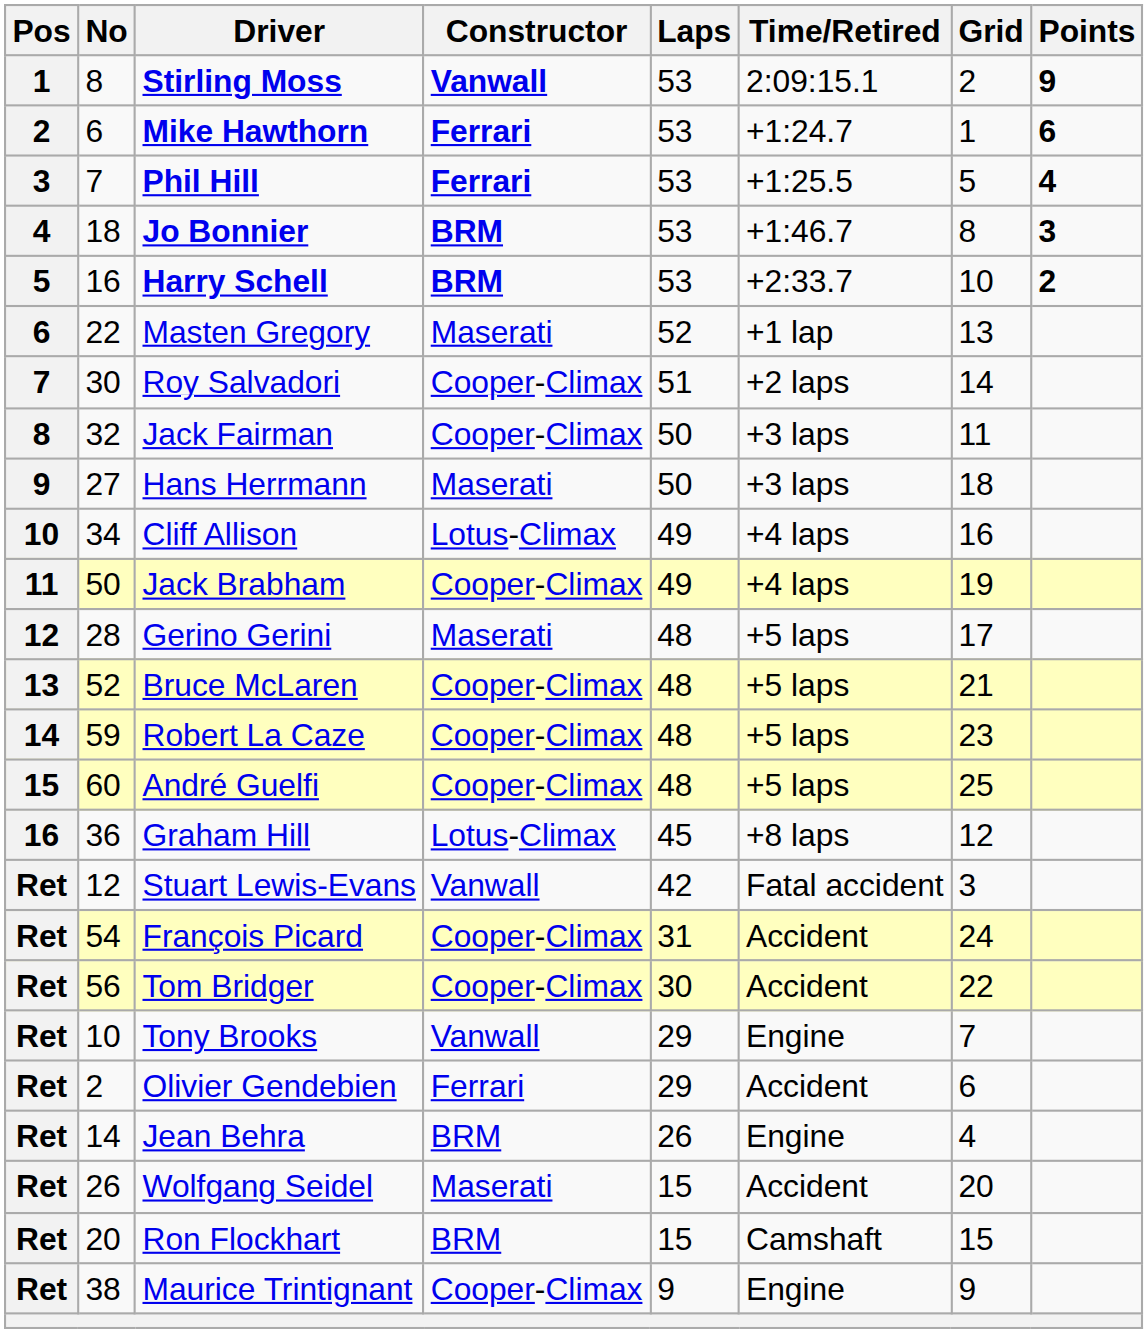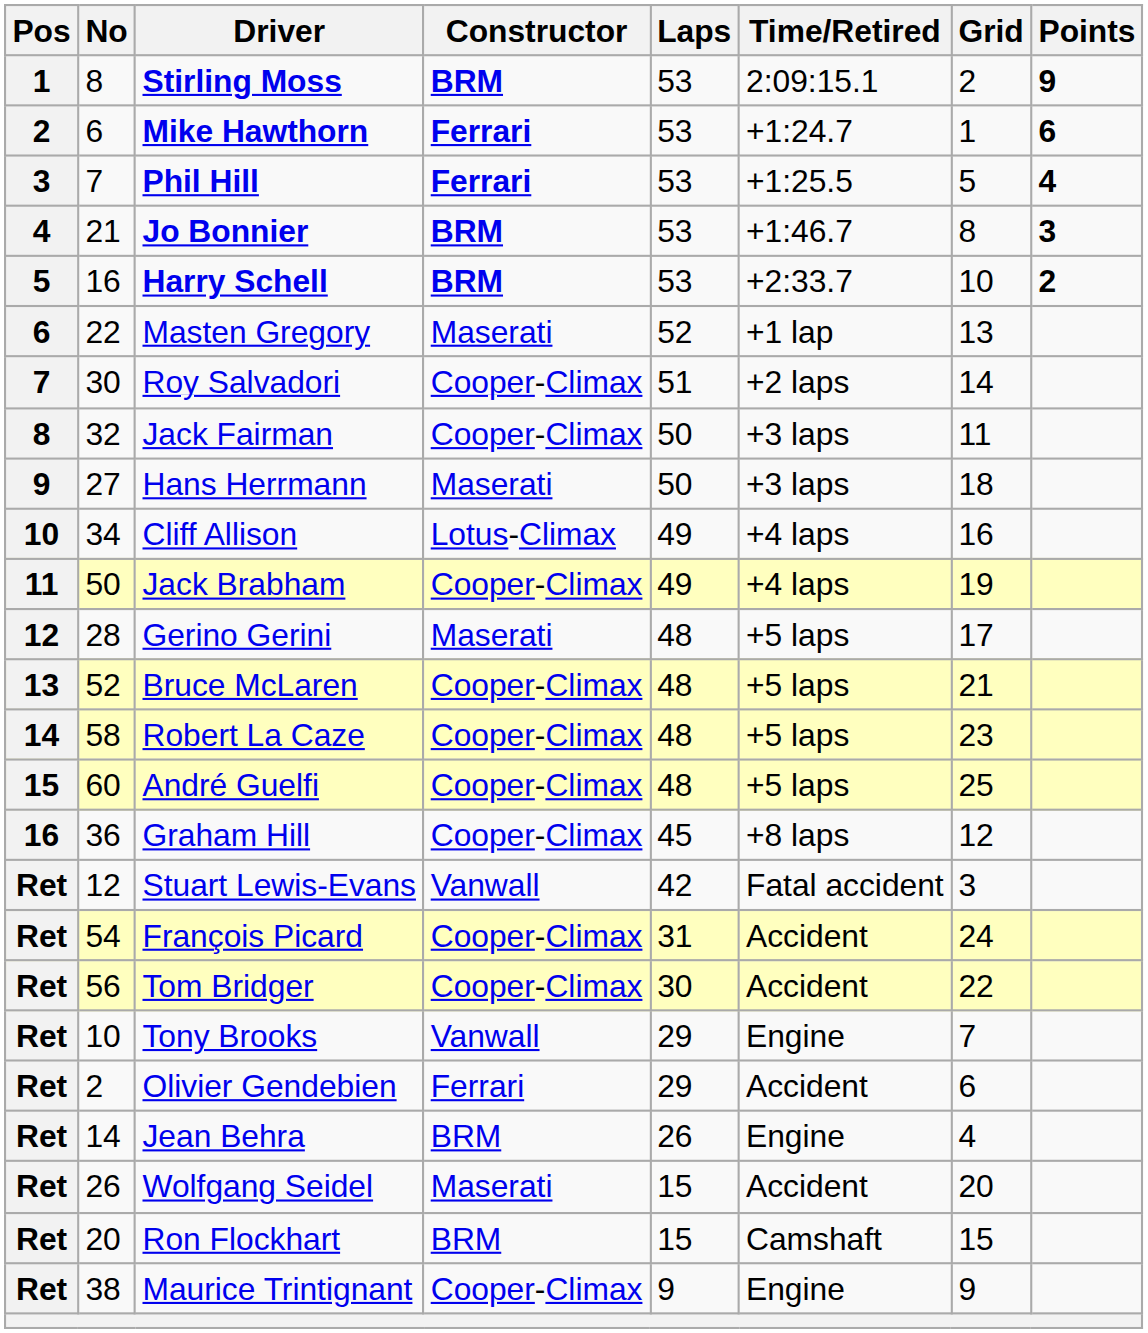(489, 81) Vanwall -> (467, 81) BRM
(103, 232) 18 -> (103, 232) 21
(103, 734) 59 -> (103, 734) 58
(523, 835) Lotus-Climax -> (537, 835) Cooper-Climax
